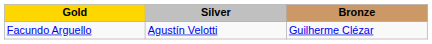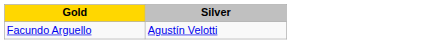- column: (357, 13)
